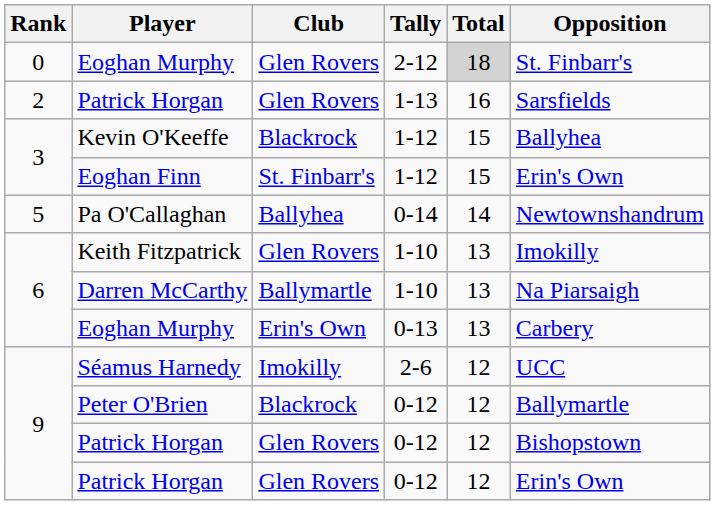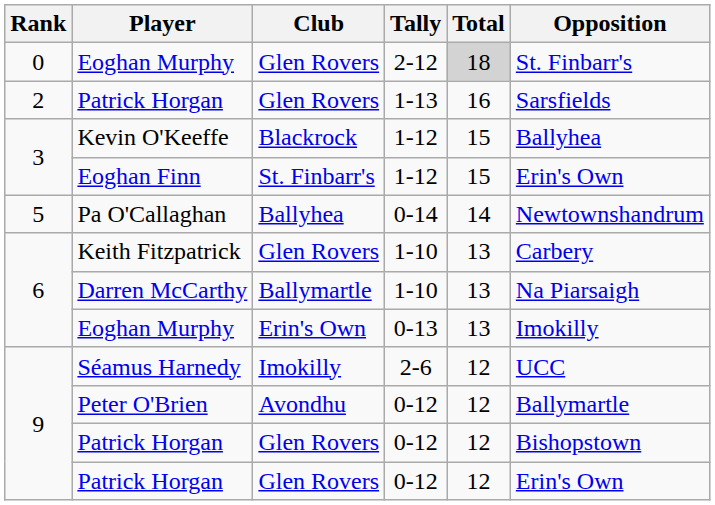(557, 251) Imokilly -> (554, 251) Carbery
(554, 328) Carbery -> (557, 328) Imokilly
(308, 404) Blackrock -> (302, 404) Avondhu
